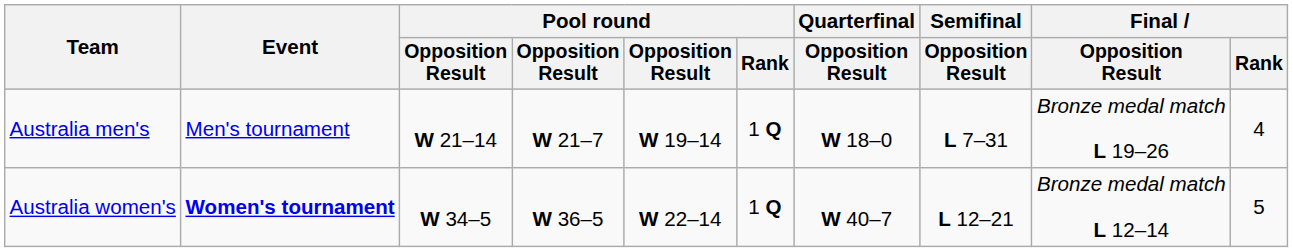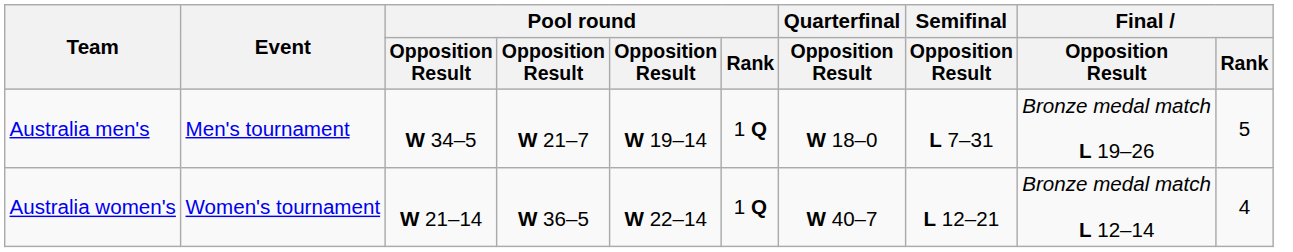(456, 140) W 21–14 -> (441, 140) W 34–5
(1259, 129) 4 -> (1244, 129) 5
(290, 207) bold -> (283, 207) normal
(456, 219) W 34–5 -> (441, 219) W 21–14
(1259, 207) 5 -> (1244, 207) 4
